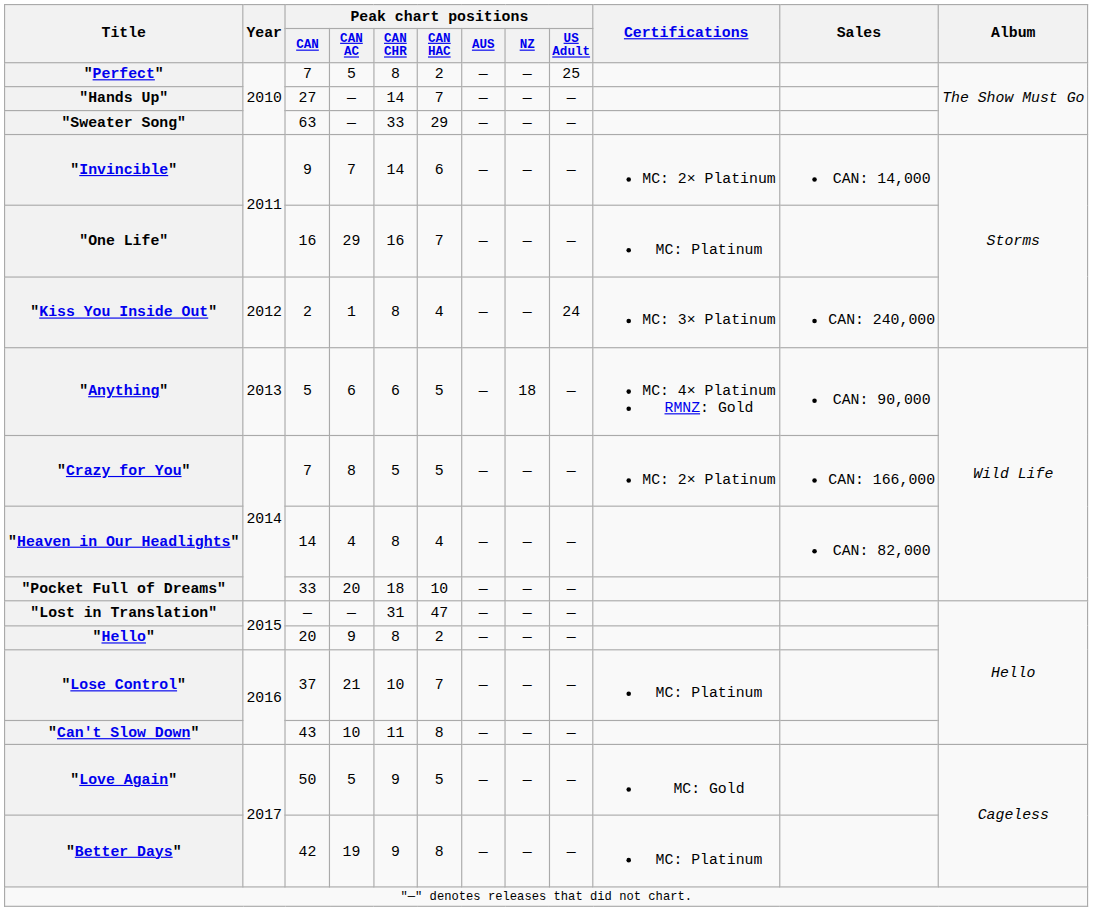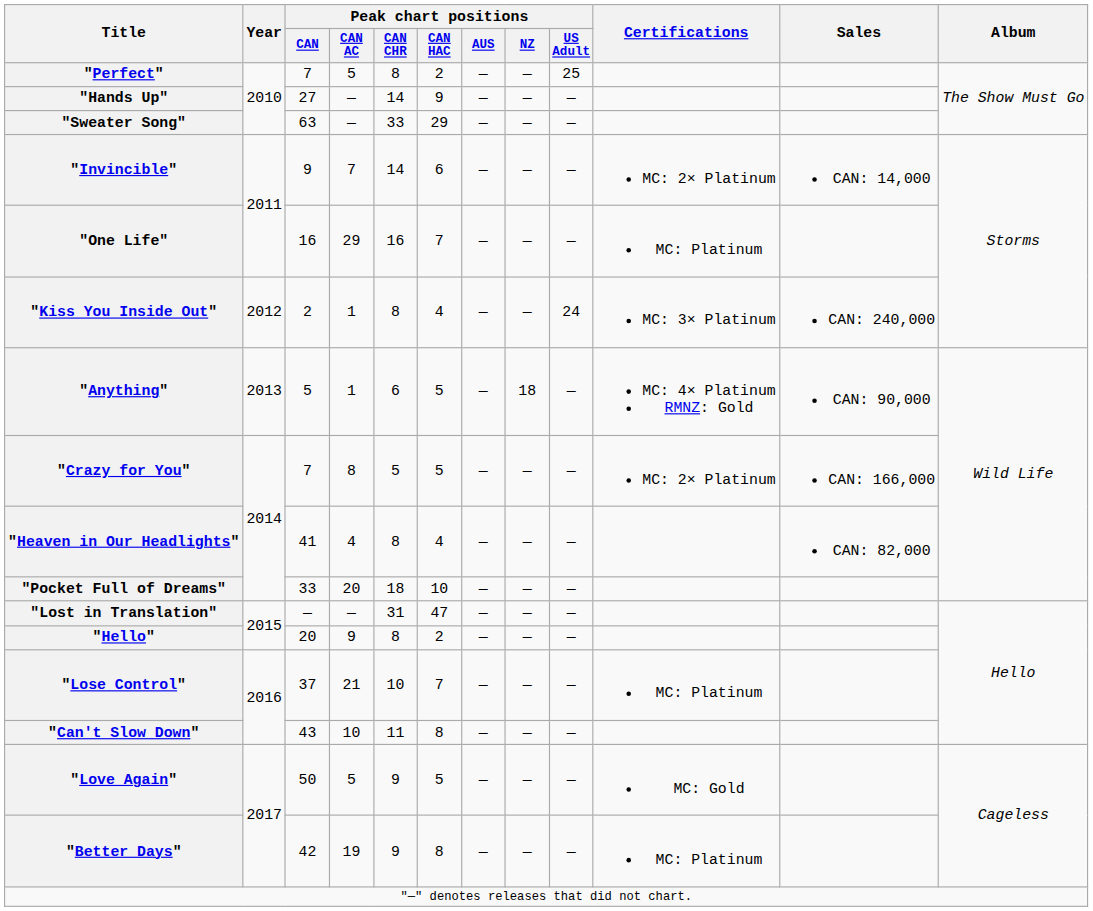(439, 98) 7 -> (439, 98) 9
(351, 391) 6 -> (351, 391) 1
(307, 542) 14 -> (307, 542) 41
